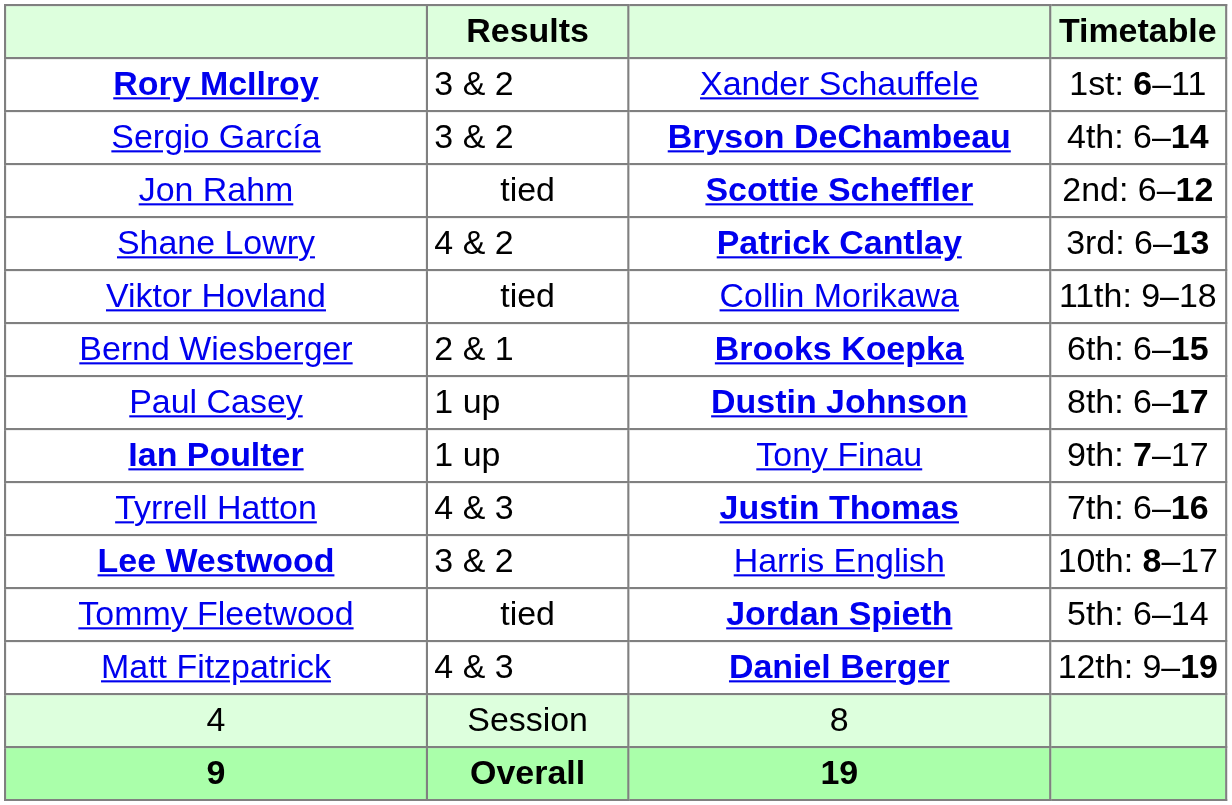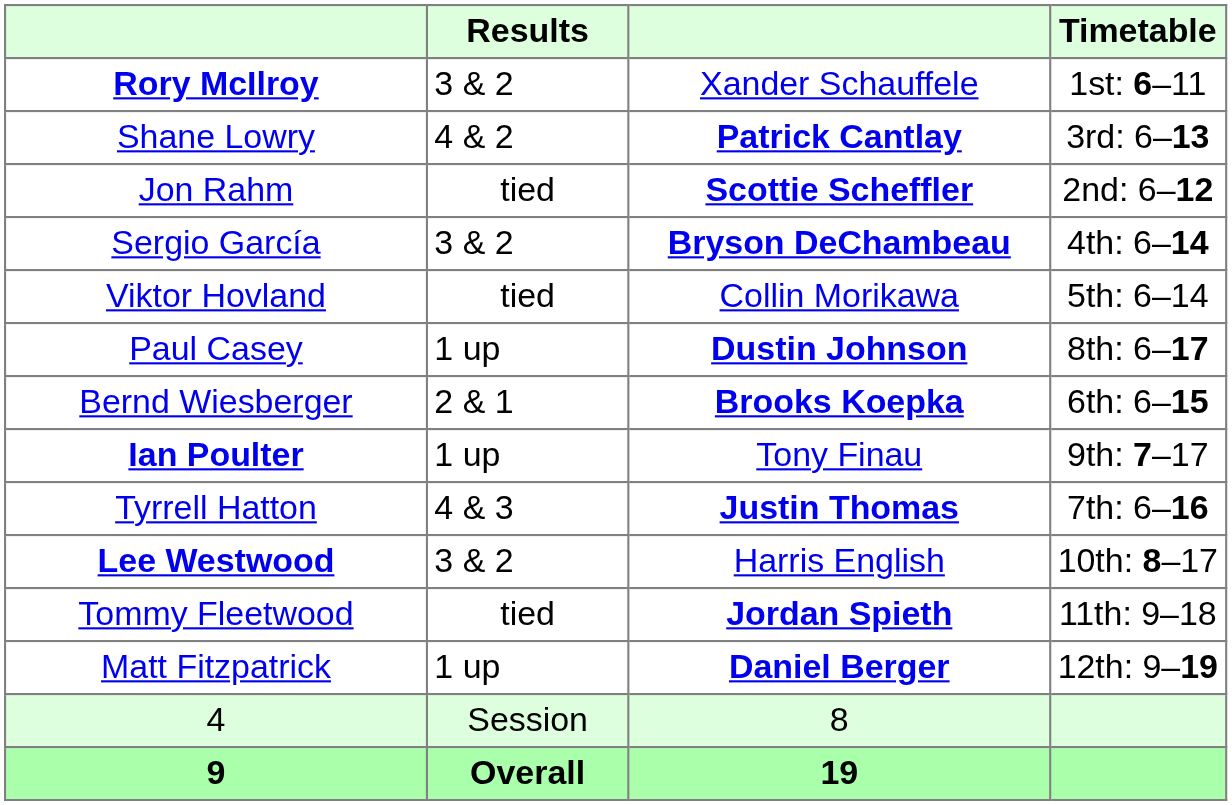rows swapped: (216, 242) <-> (216, 136)
(1138, 295) 11th: 9–18 -> (1138, 295) 5th: 6–14
rows swapped: (216, 401) <-> (216, 348)
(1138, 613) 5th: 6–14 -> (1138, 613) 11th: 9–18
(474, 666) 4 & 3 -> (467, 666) 1 up
